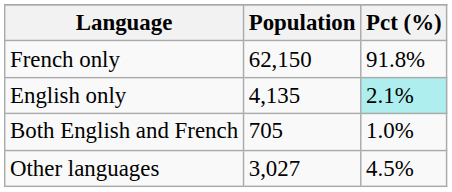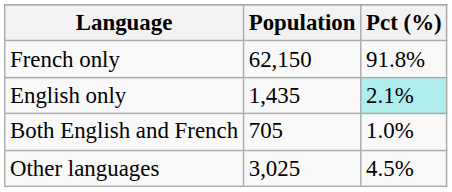(274, 95) 4,135 -> (274, 95) 1,435
(274, 167) 3,027 -> (274, 167) 3,025
